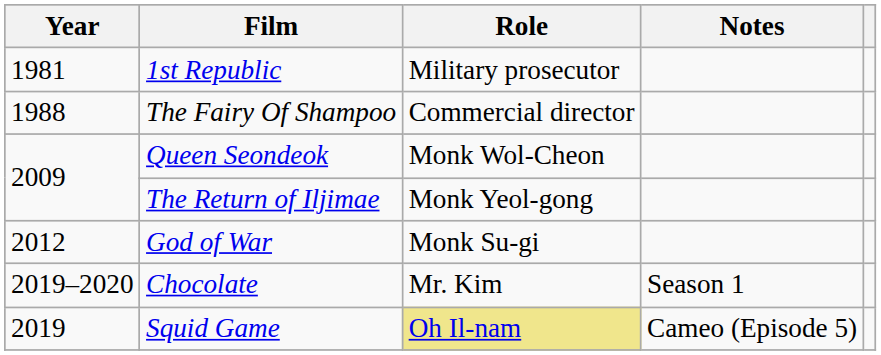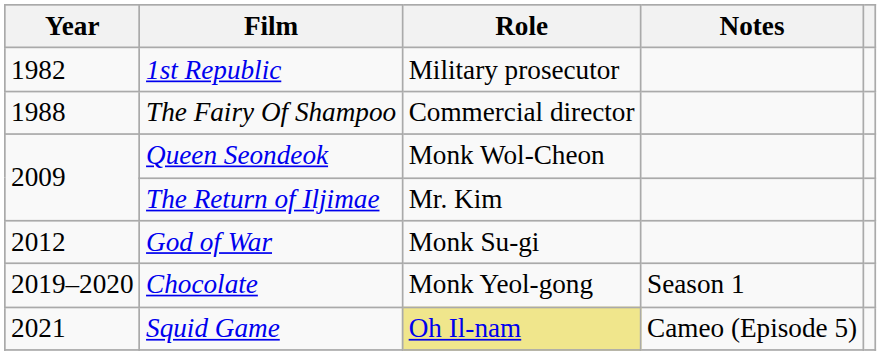(38, 69) 1981 -> (38, 69) 1982
(501, 198) Monk Yeol-gong -> (456, 198) Mr. Kim
(456, 284) Mr. Kim -> (501, 284) Monk Yeol-gong
(38, 328) 2019 -> (38, 328) 2021
